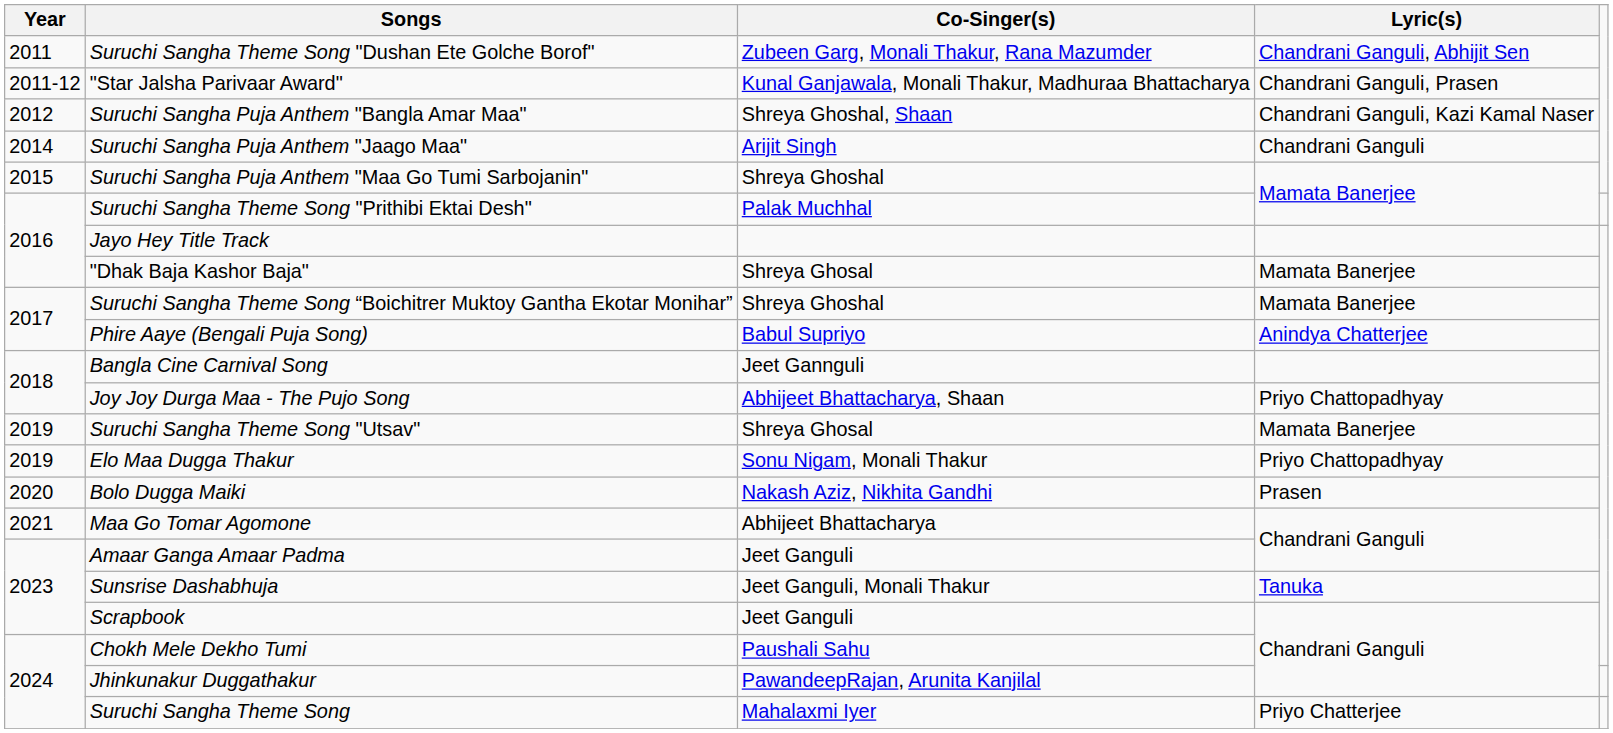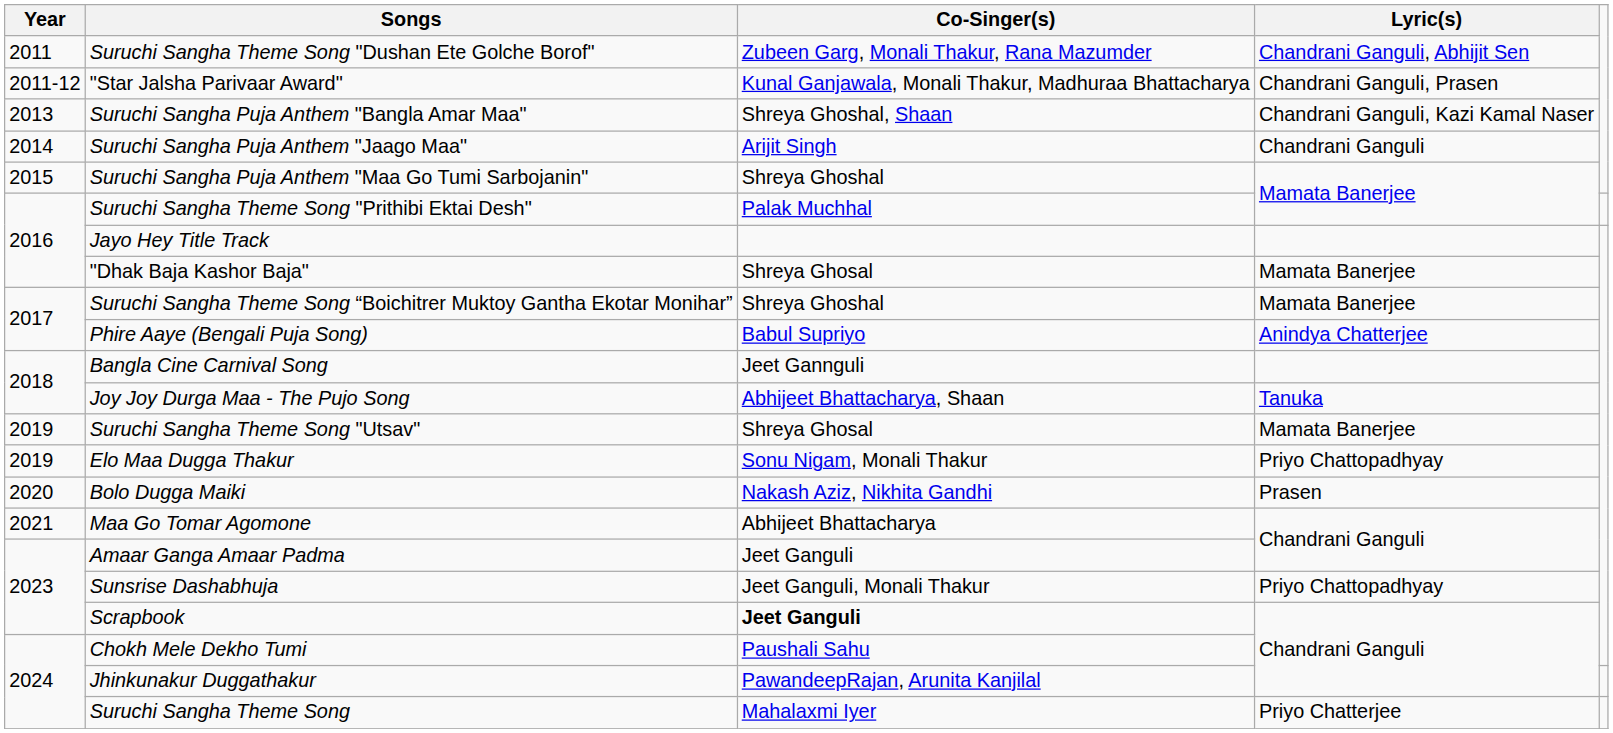(31, 114) 2012 -> (31, 114) 2013
(1351, 397) Priyo Chattopadhyay -> (1291, 397) Tanuka
(1291, 586) Tanuka -> (1351, 586) Priyo Chattopadhyay
(797, 618) normal -> (801, 618) bold
